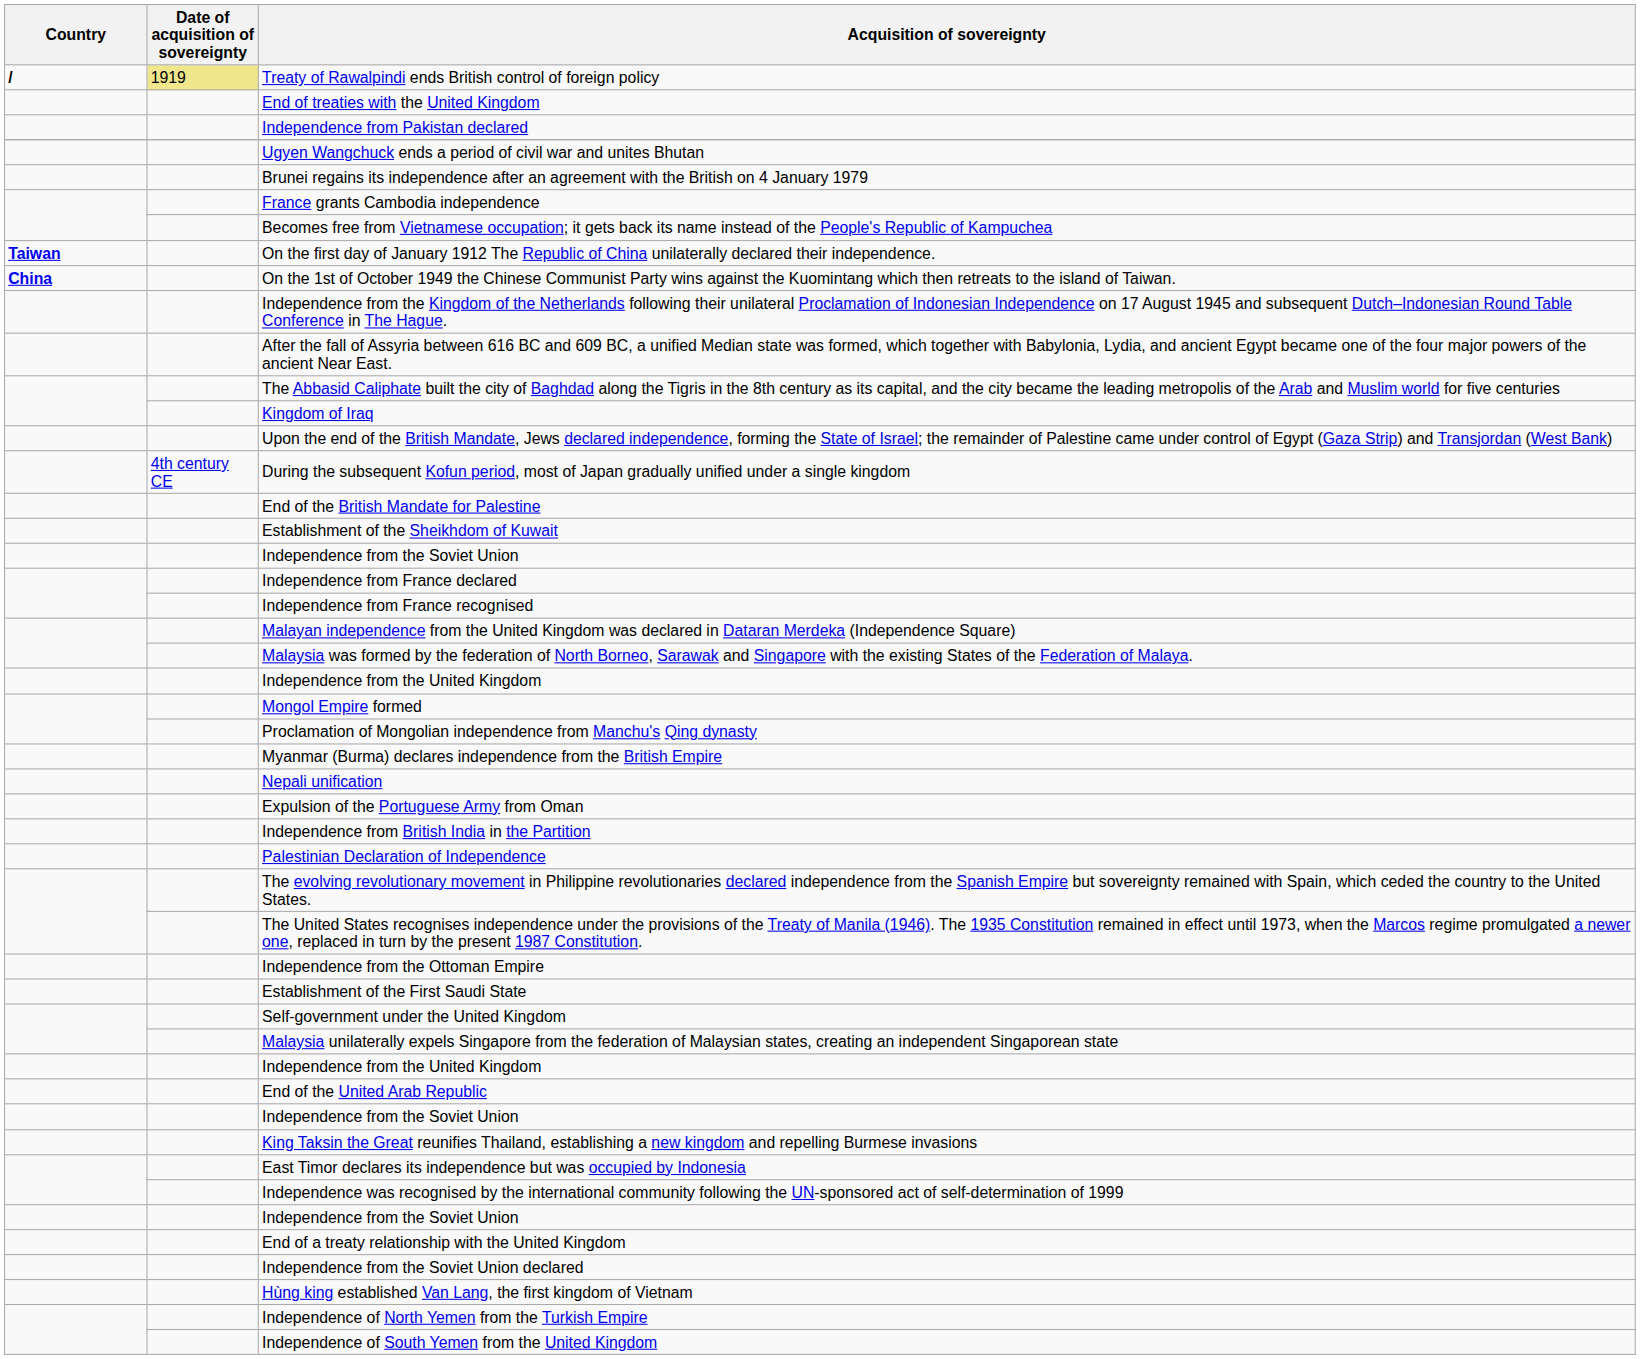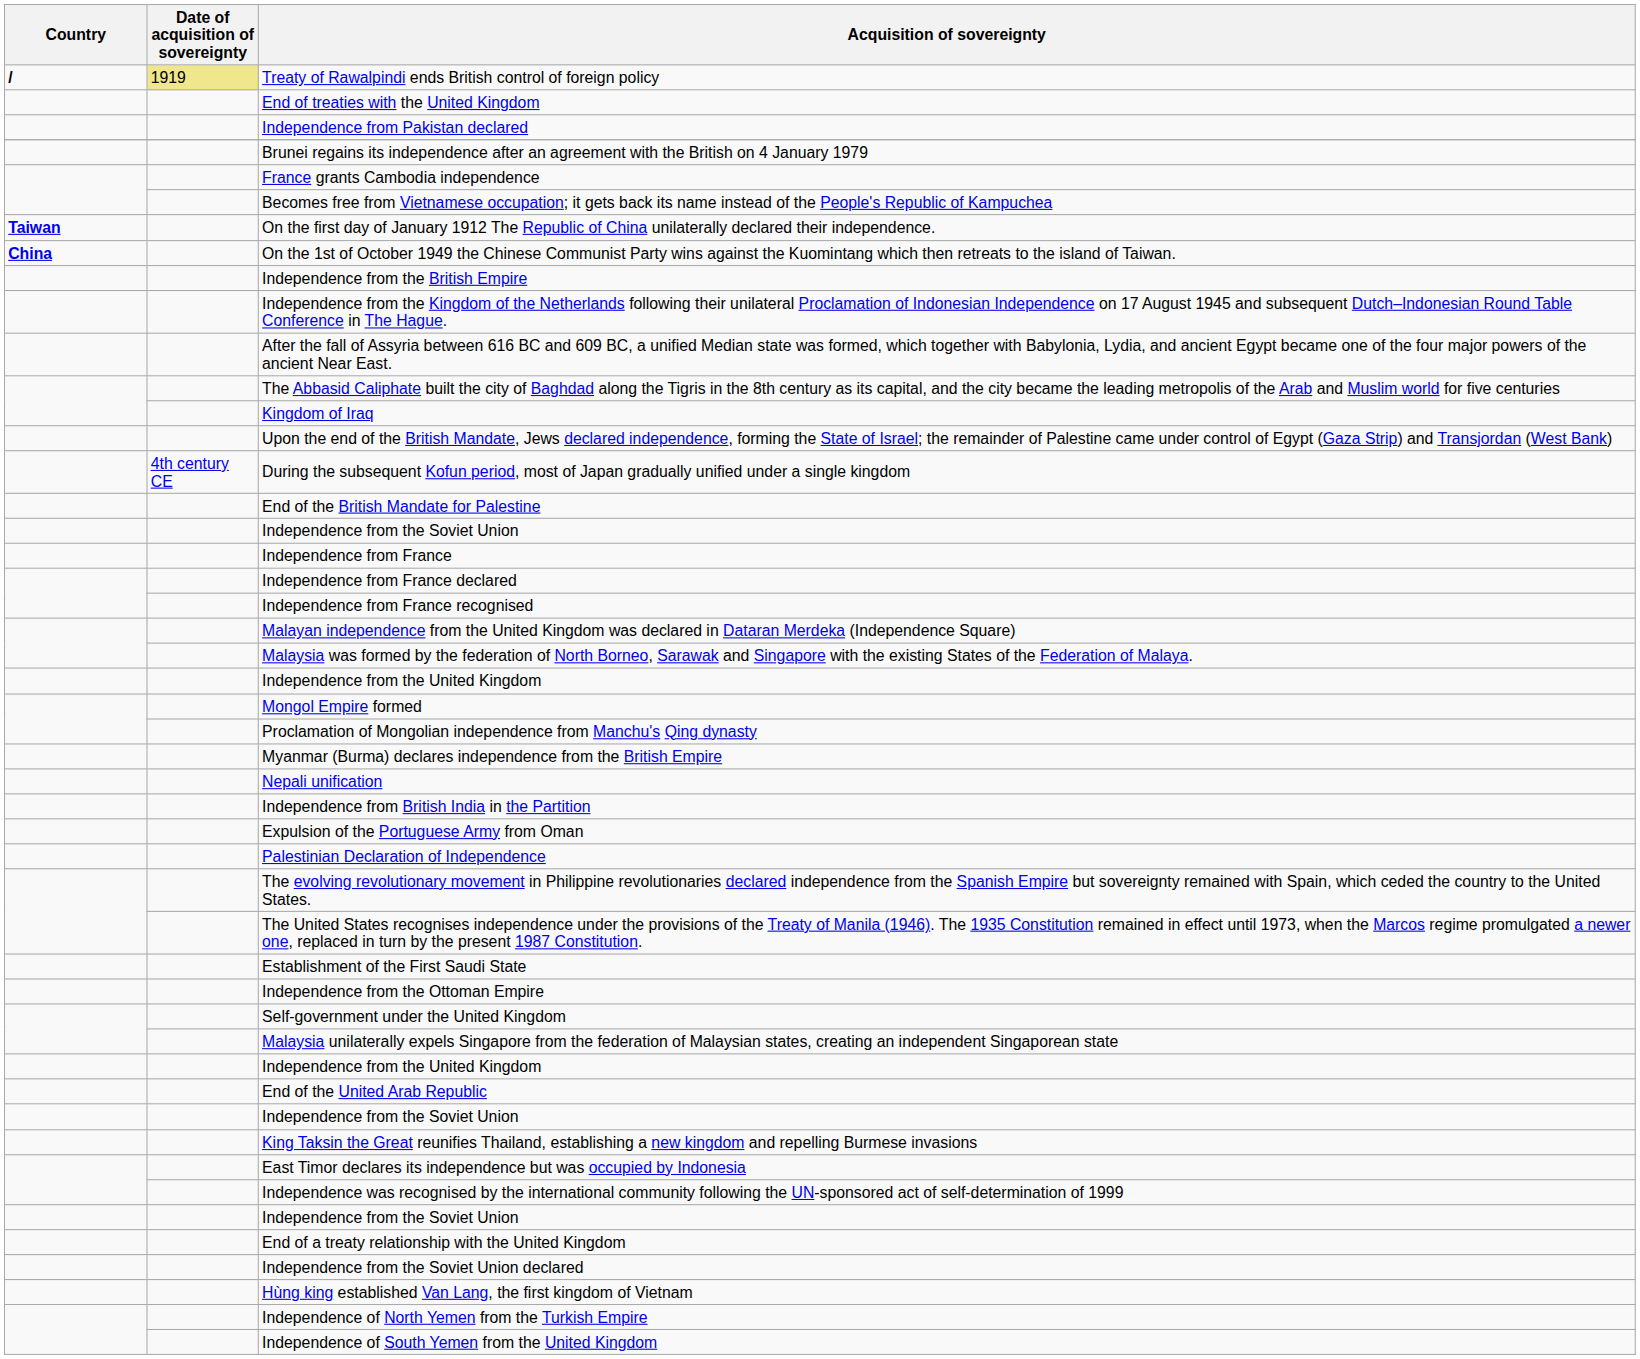- row: (76, 153)
+ row: (76, 278)
- row: (76, 531)
+ row: (76, 556)
rows swapped: (76, 806) <-> (76, 831)
rows swapped: (76, 967) <-> (76, 992)
